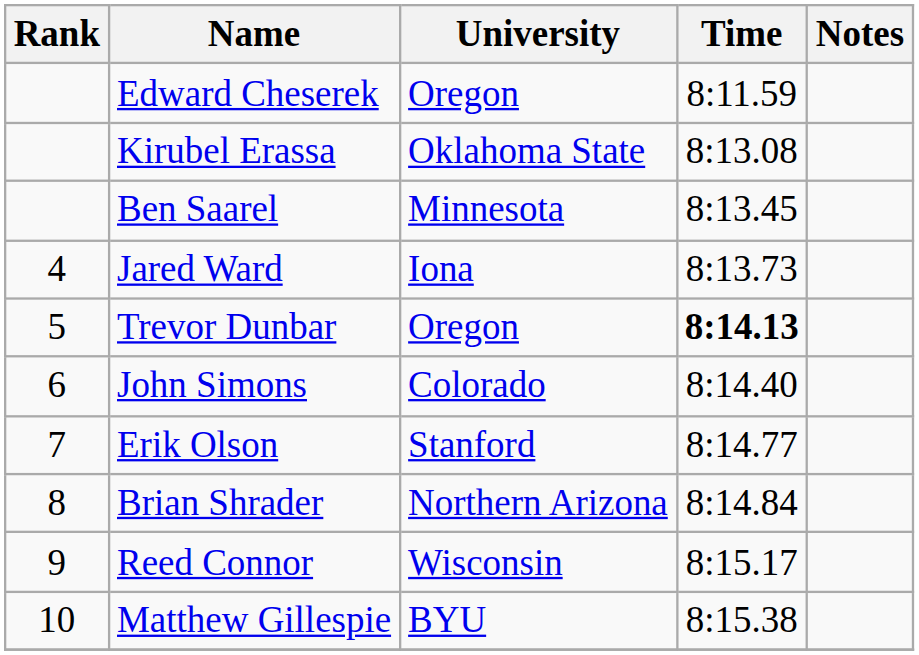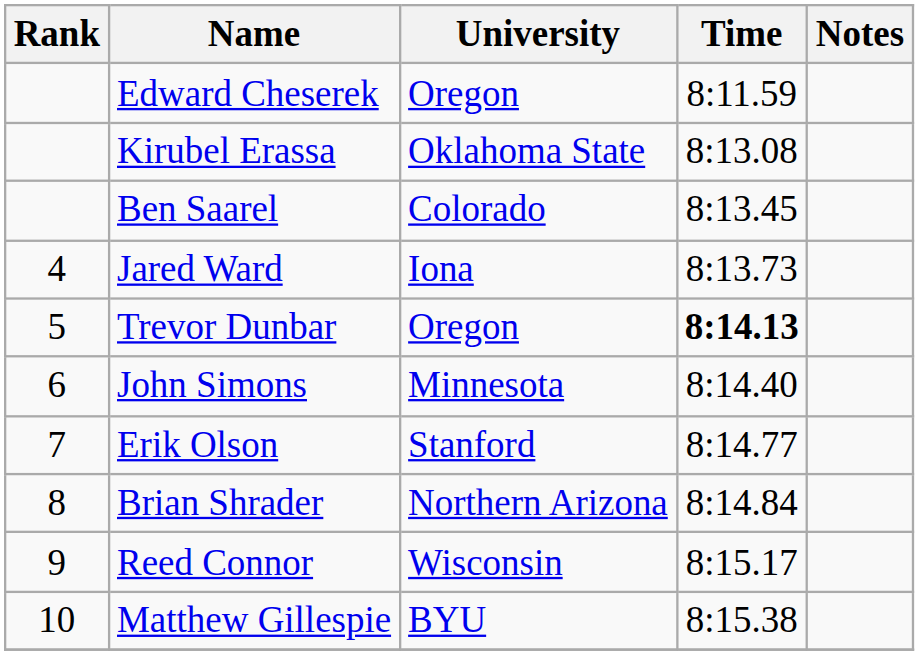(486, 209) Minnesota -> (477, 209) Colorado
(477, 385) Colorado -> (486, 385) Minnesota
